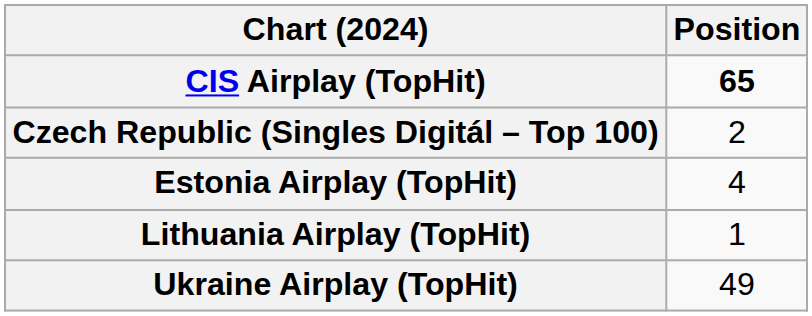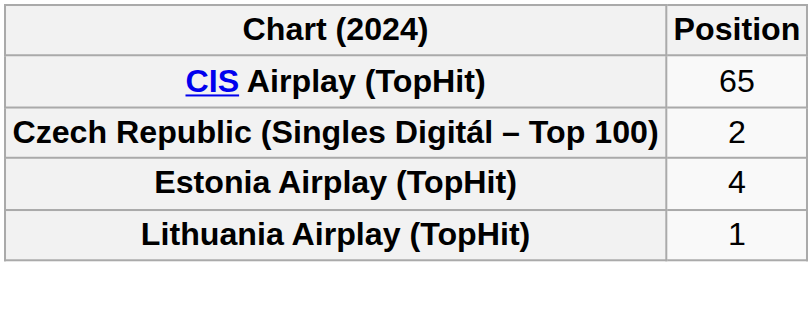(737, 81) bold -> (737, 81) normal
- row: (336, 285)
